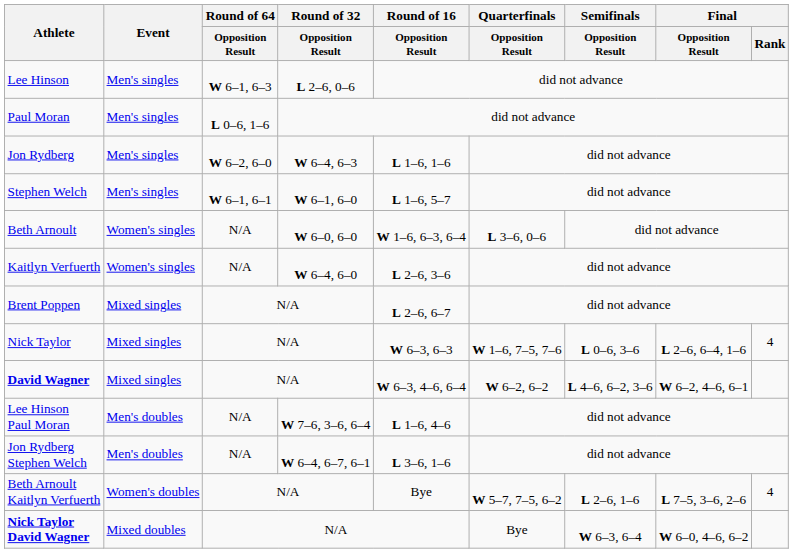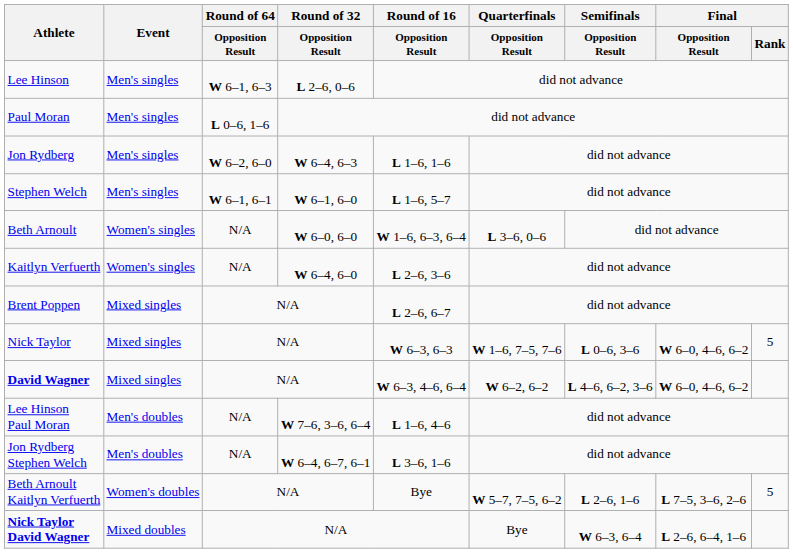(704, 350) L 2–6, 6–4, 1–6 -> (704, 350) W 6–0, 4–6, 6–2
(770, 342) 4 -> (770, 342) 5
(704, 387) W 6–2, 4–6, 6–1 -> (704, 387) W 6–0, 4–6, 6–2
(770, 492) 4 -> (770, 492) 5
(704, 537) W 6–0, 4–6, 6–2 -> (704, 537) L 2–6, 6–4, 1–6
